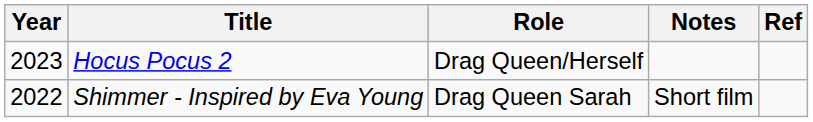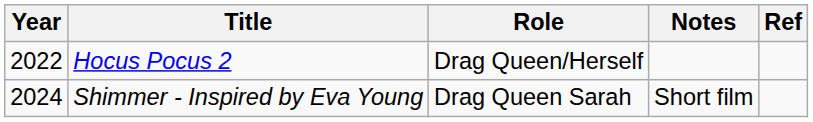(36, 60) 2023 -> (36, 60) 2022
(36, 97) 2022 -> (36, 97) 2024
